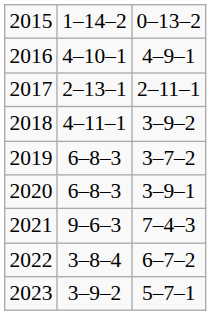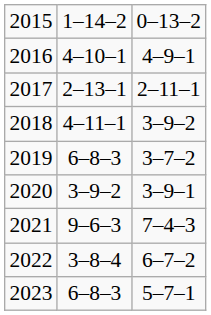(95, 191) 6–8–3 -> (95, 191) 3–9–2
(95, 293) 3–9–2 -> (95, 293) 6–8–3
